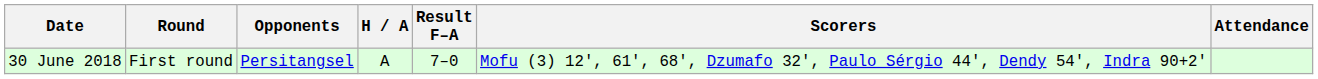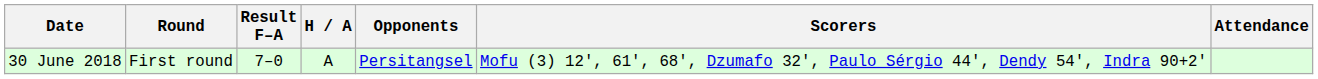columns swapped: (297, 26) <-> (444, 26)
